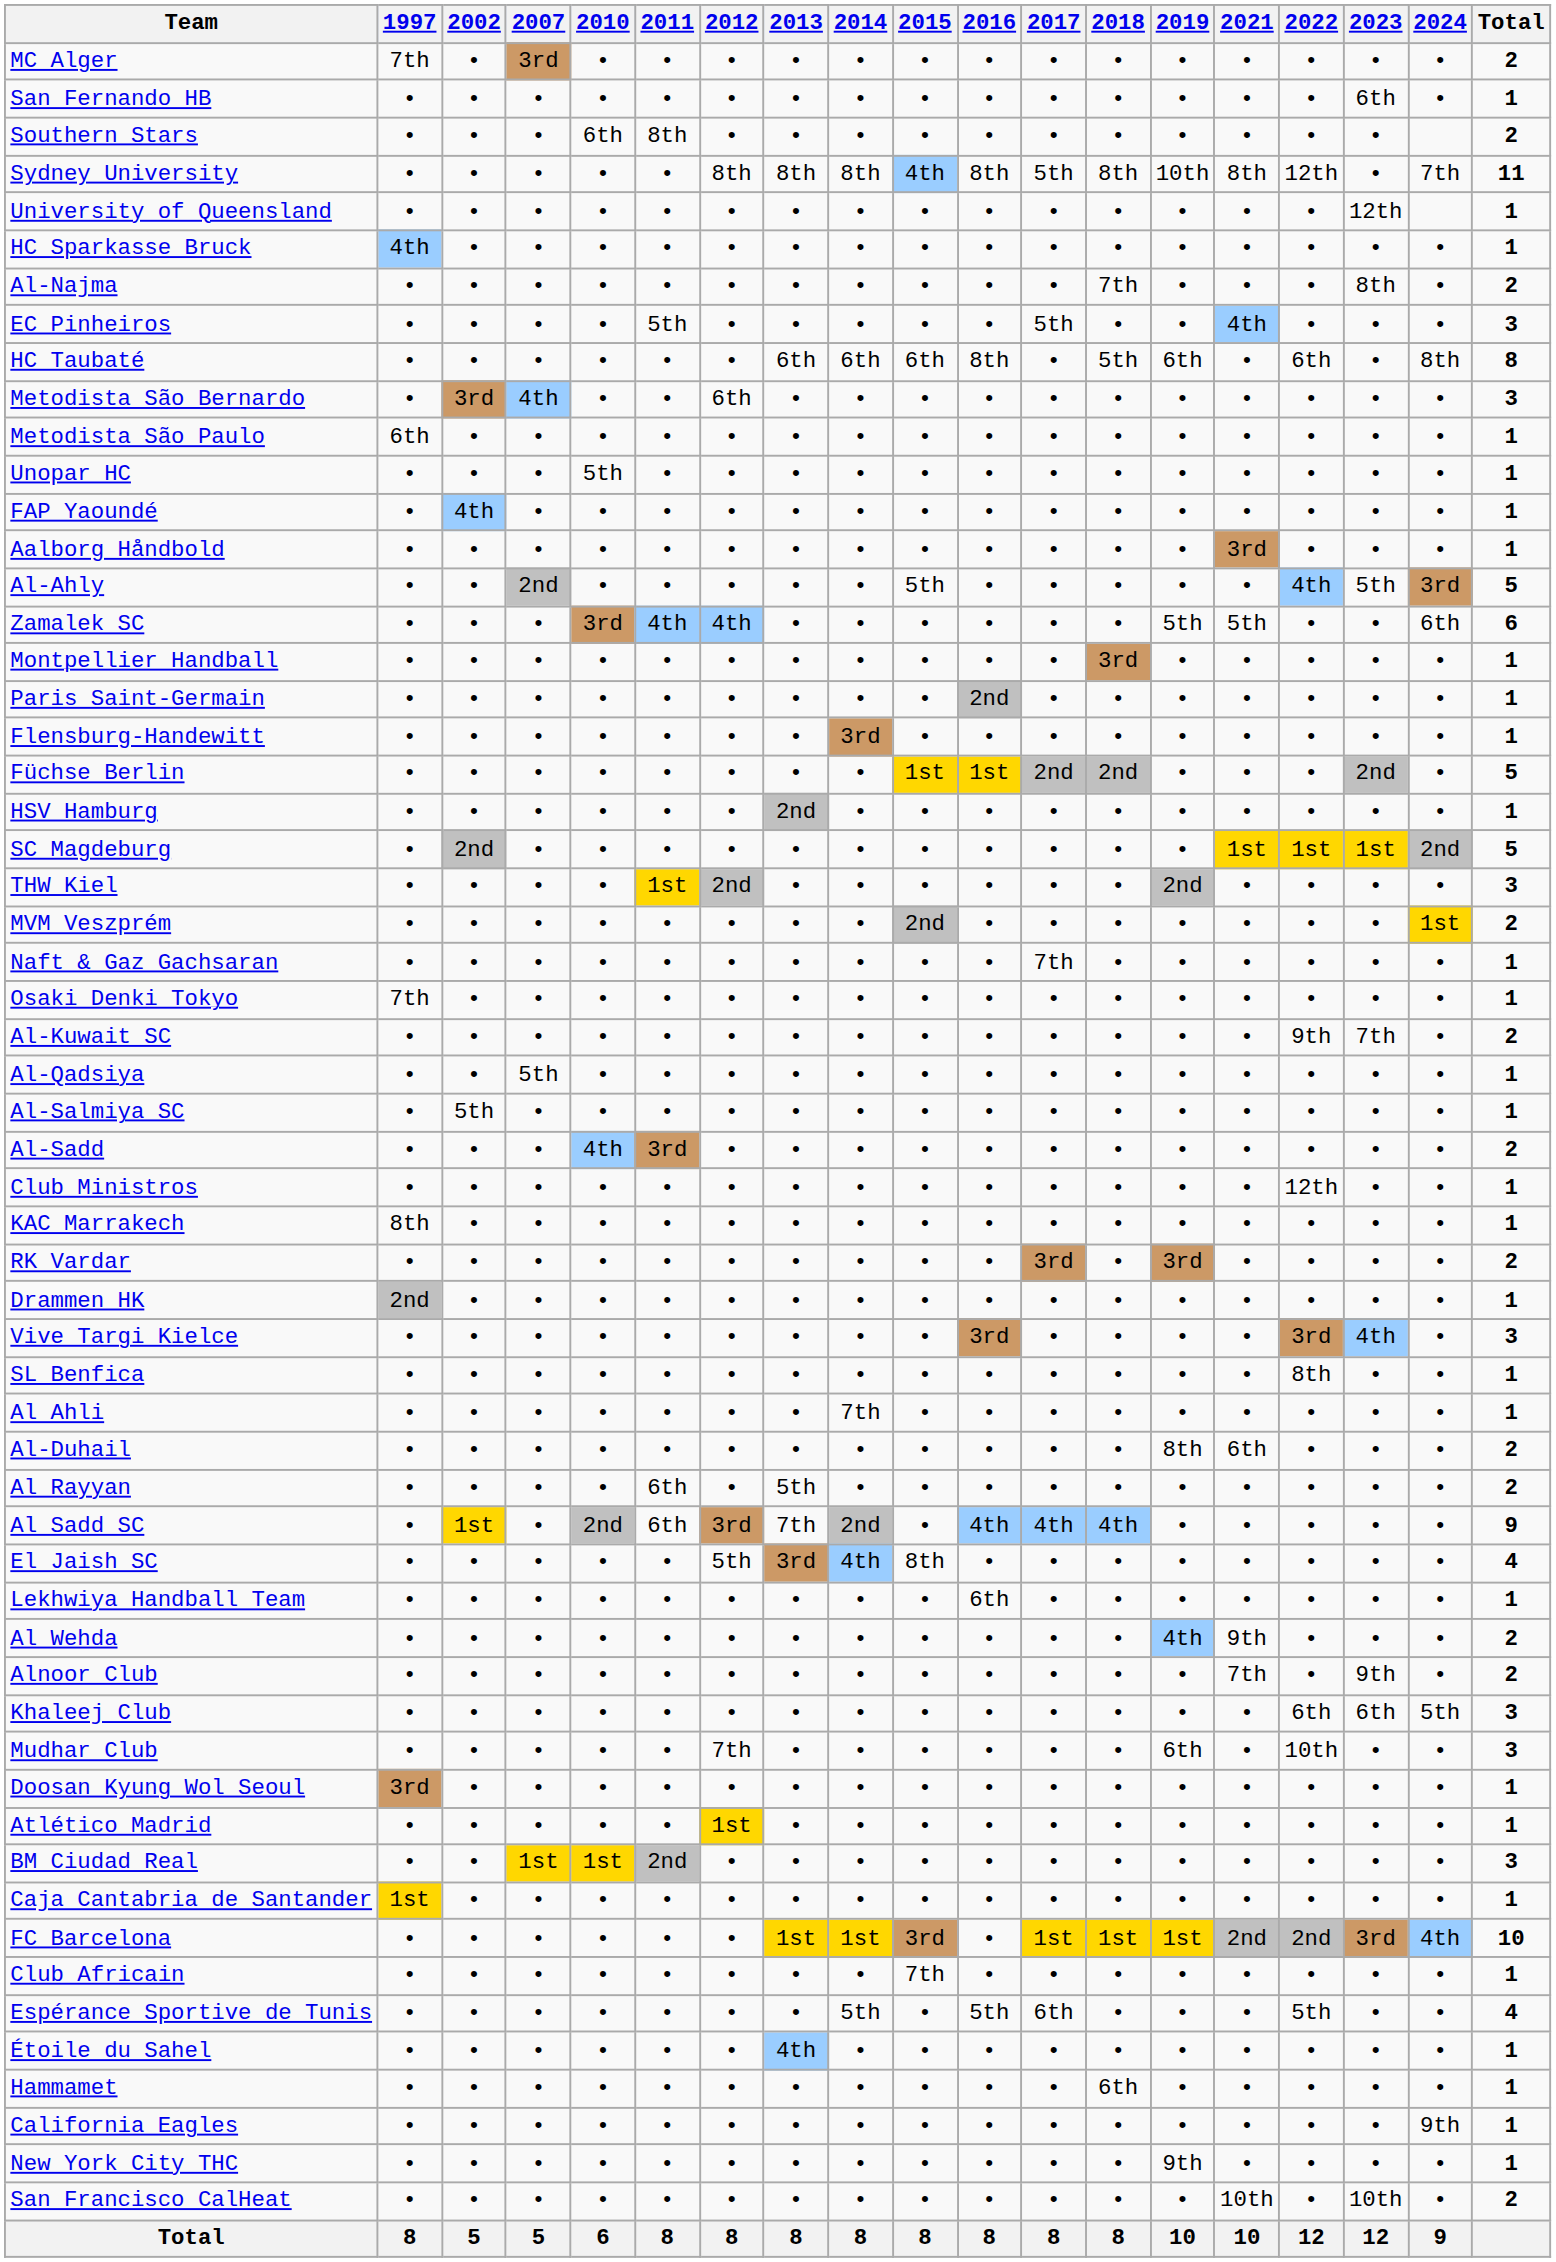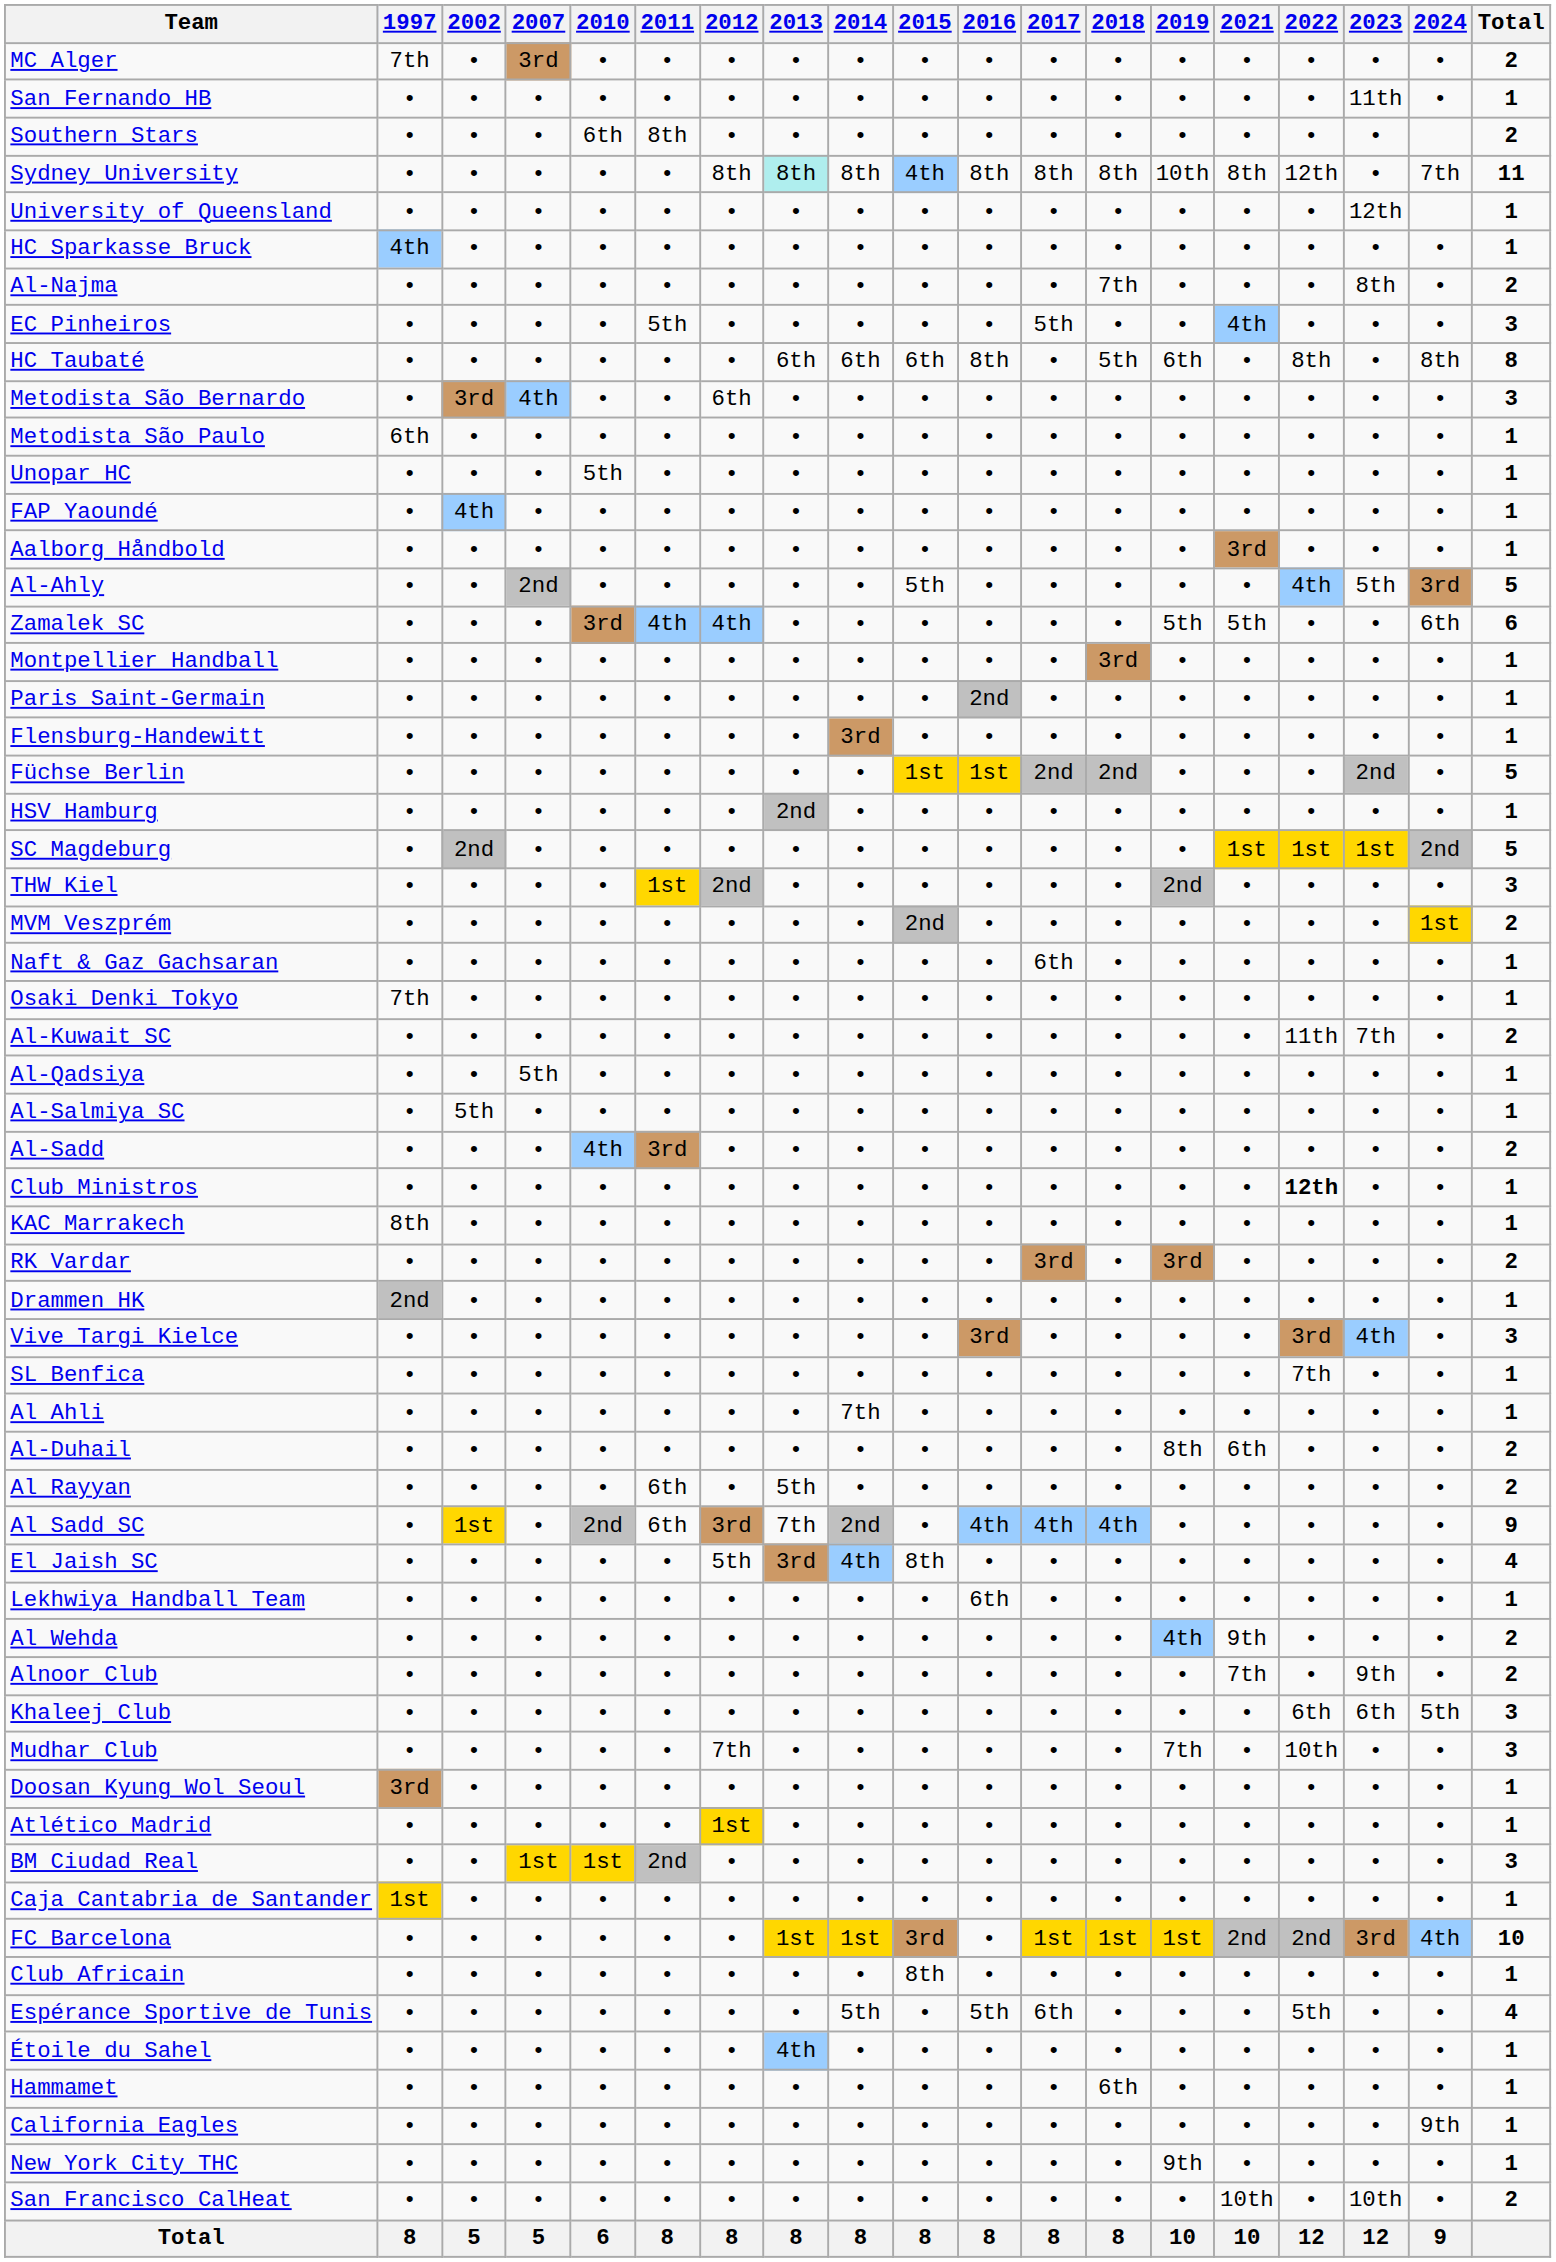(1376, 99) 6th -> (1376, 99) 11th
(796, 174) no background -> (796, 174) paleturquoise background
(1054, 174) 5th -> (1054, 174) 8th
(1311, 361) 6th -> (1311, 361) 8th
(1054, 962) 7th -> (1054, 962) 6th
(1311, 1037) 9th -> (1311, 1037) 11th
(1311, 1187) normal -> (1311, 1187) bold
(1311, 1375) 8th -> (1311, 1375) 7th
(1182, 1750) 6th -> (1182, 1750) 7th
(925, 1976) 7th -> (925, 1976) 8th
